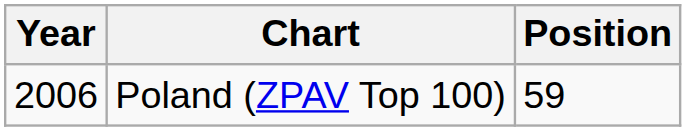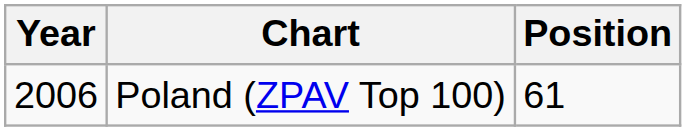(544, 94) 59 -> (544, 94) 61
